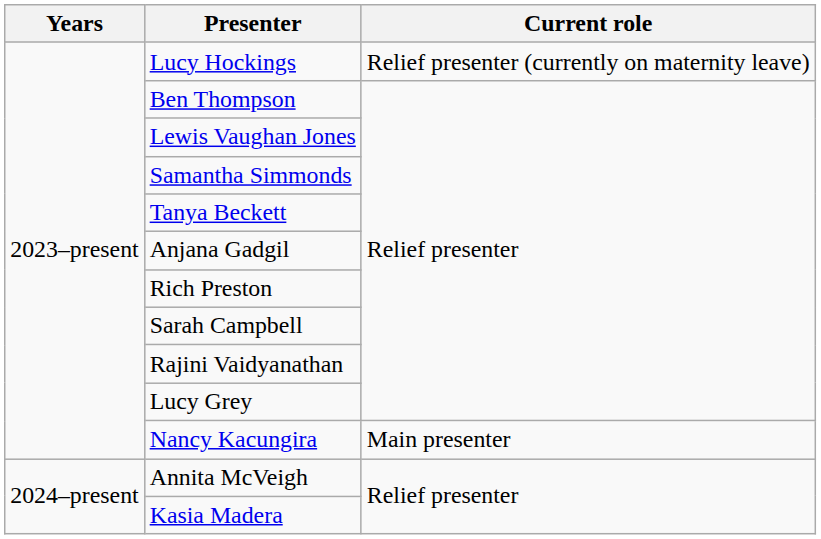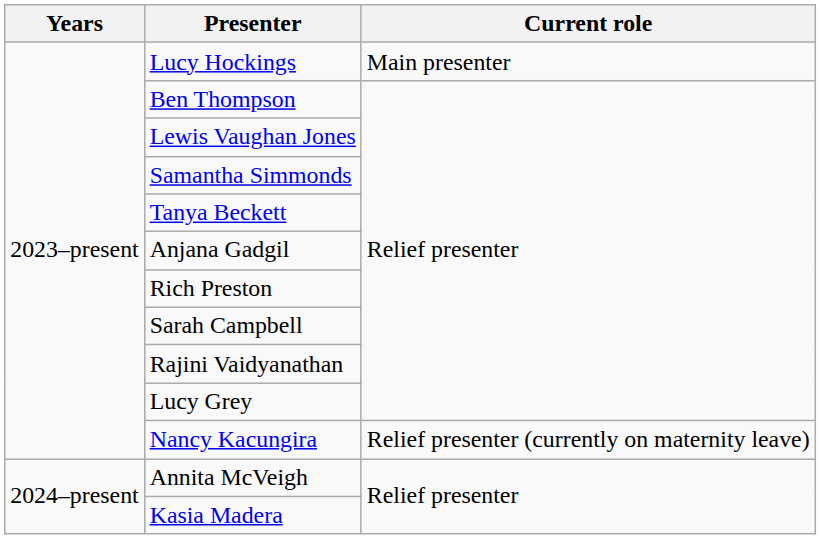(588, 61) Relief presenter (currently on maternity leave) -> (439, 61) Main presenter
(439, 439) Main presenter -> (588, 439) Relief presenter (currently on maternity leave)
